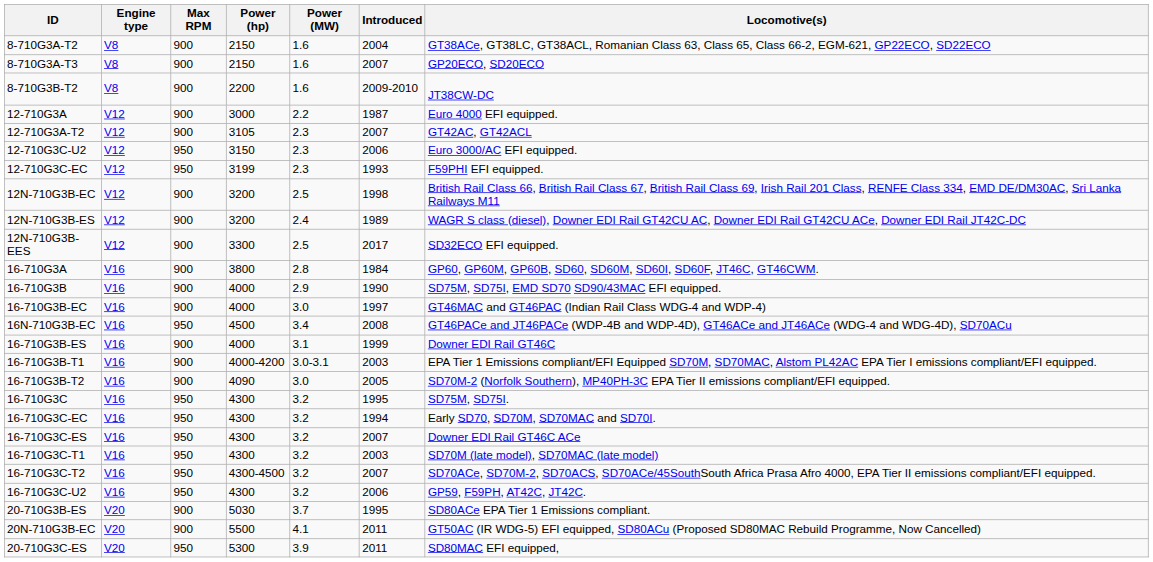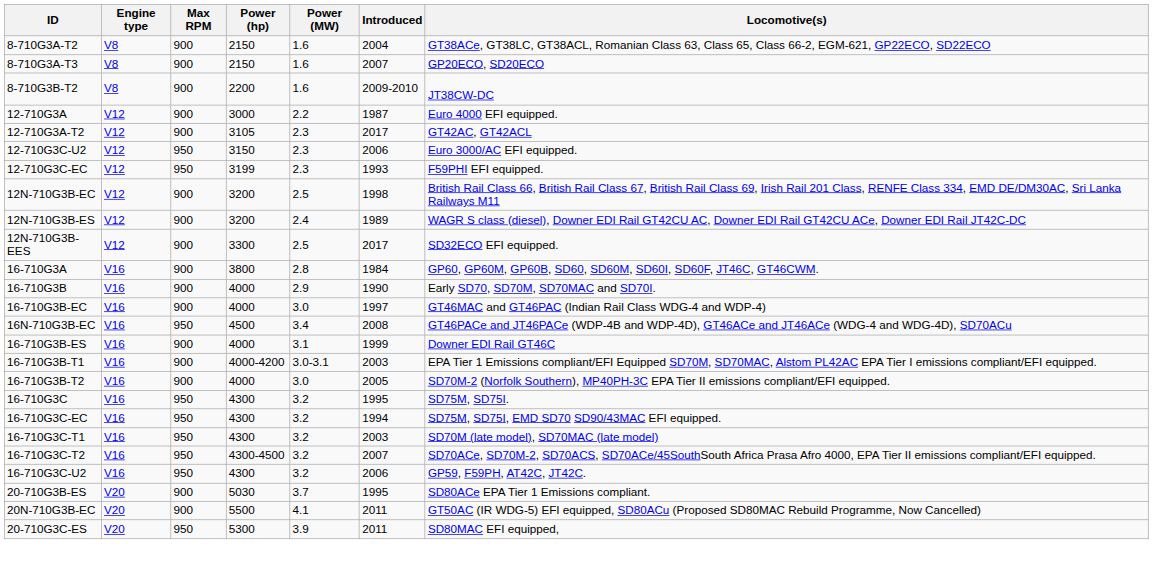(375, 132) 2007 -> (375, 132) 2017
(575, 288) SD75M, SD75I, EMD SD70 SD90/43MAC EFI equipped. -> (542, 288) Early SD70, SD70M, SD70MAC and SD70I.
(242, 381) 4090 -> (242, 381) 4000
(542, 418) Early SD70, SD70M, SD70MAC and SD70I. -> (575, 418) SD75M, SD75I, EMD SD70 SD90/43MAC EFI equipped.
- row: (47, 436)
